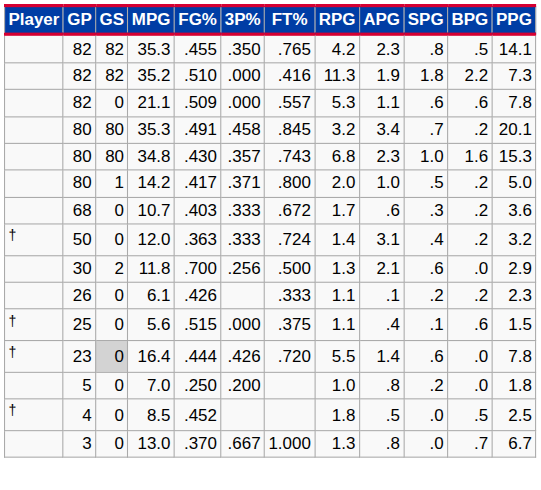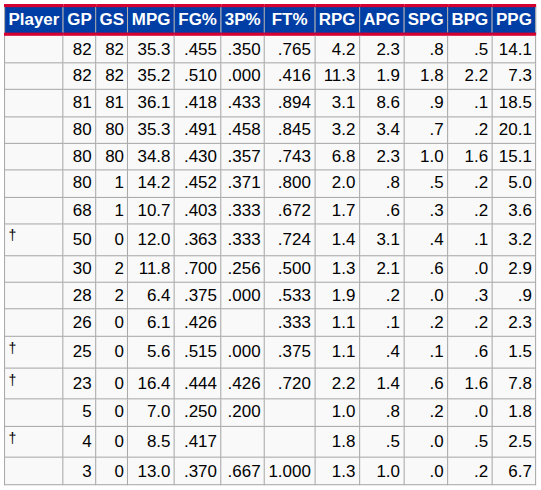- row: (82, 102)
+ row: (82, 102)
(515, 156) 15.3 -> (515, 156) 15.1
(200, 183) .417 -> (200, 183) .452
(388, 183) 1.0 -> (393, 183) .8
(119, 210) 0 -> (119, 210) 1
(481, 239) .2 -> (481, 239) .1
+ row: (82, 295)
(119, 356) lightgrey background -> (119, 383) no background
(344, 356) 5.5 -> (344, 383) 2.2
(481, 356) .0 -> (476, 383) 1.6
(200, 414) .452 -> (200, 441) .417
(393, 444) .8 -> (388, 470) 1.0
(481, 444) .7 -> (481, 470) .2
